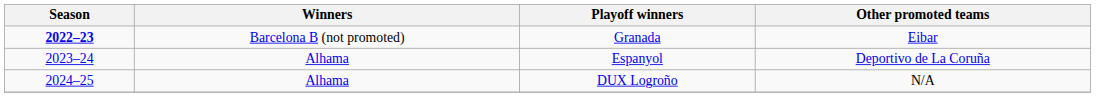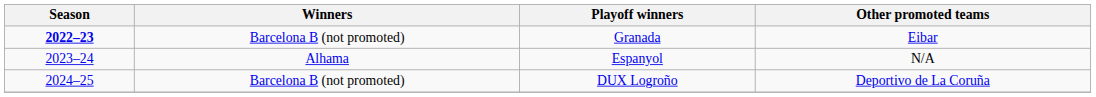(923, 59) Deportivo de La Coruña -> (923, 59) N/A
(327, 80) Alhama -> (327, 80) Barcelona B (not promoted)
(923, 80) N/A -> (923, 80) Deportivo de La Coruña
